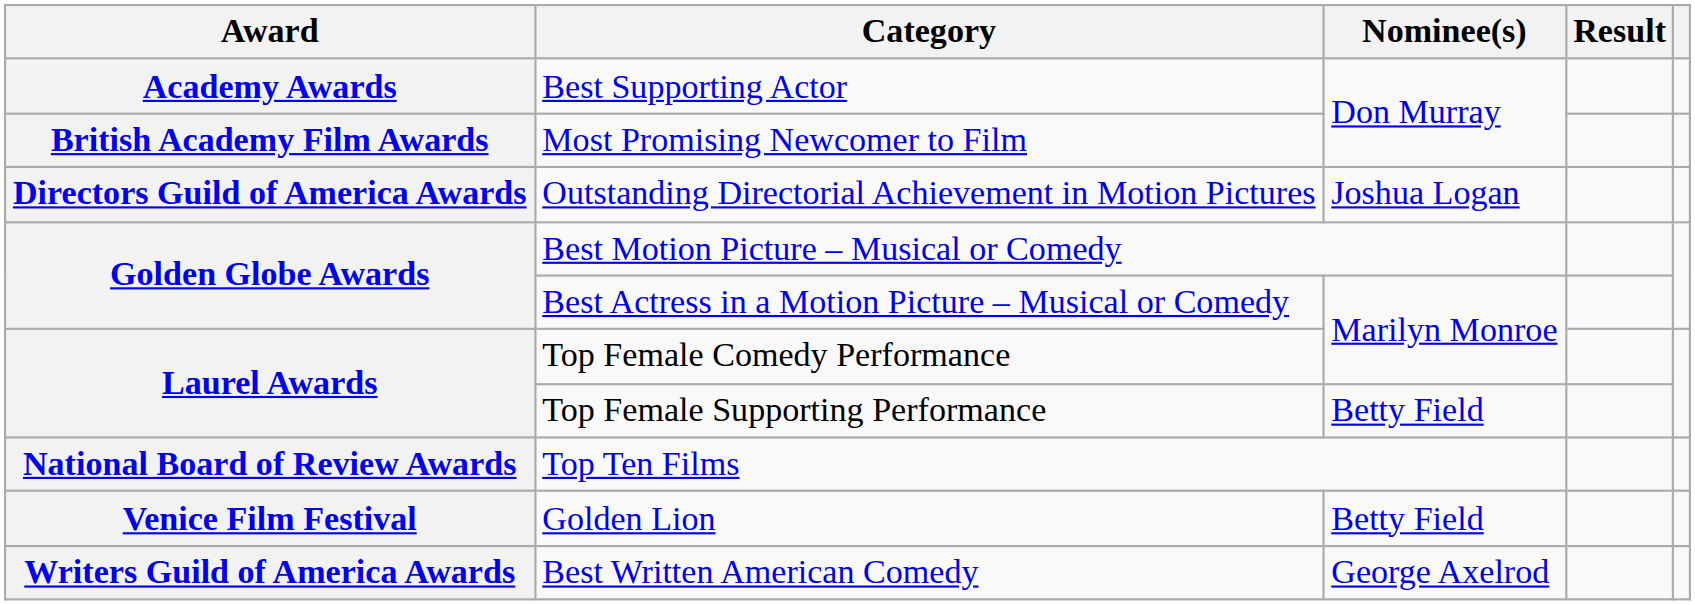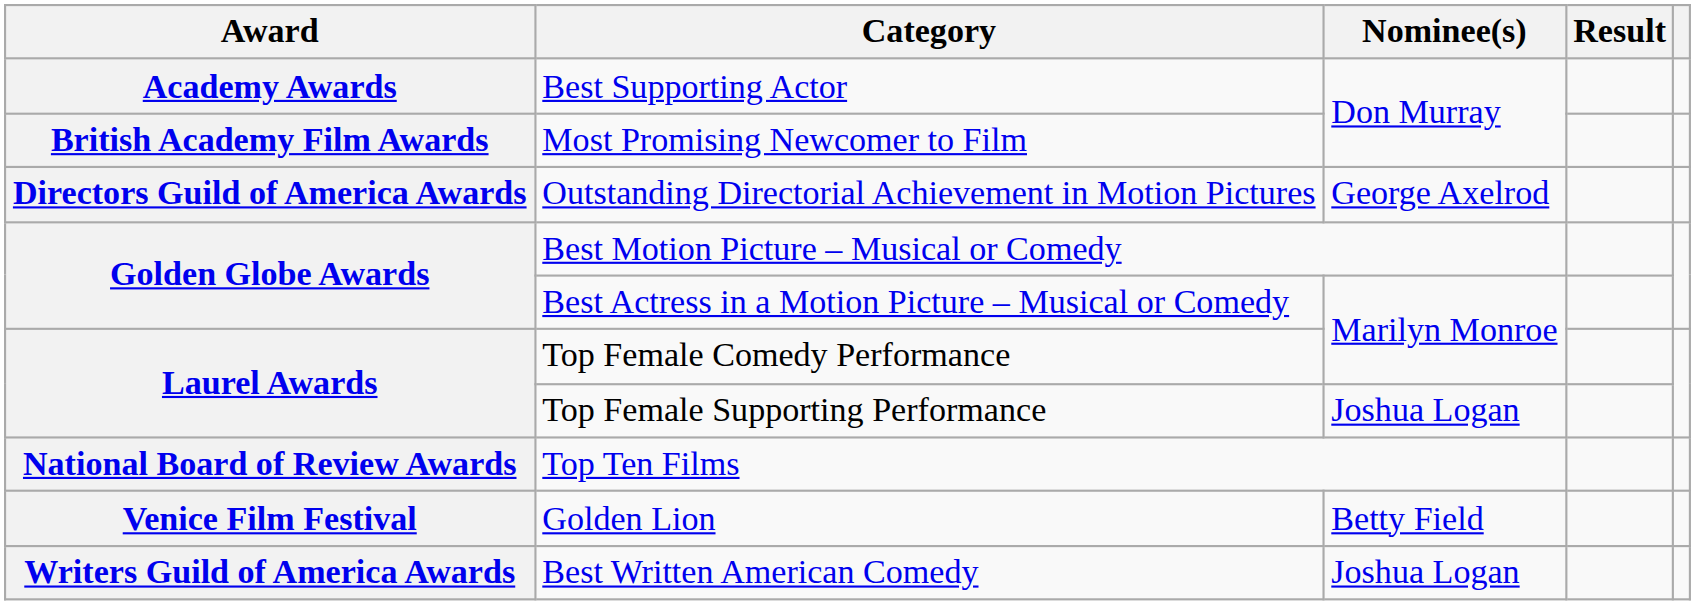(1425, 193) Joshua Logan -> (1440, 193) George Axelrod
(1408, 409) Betty Field -> (1425, 409) Joshua Logan
(1440, 572) George Axelrod -> (1425, 572) Joshua Logan
